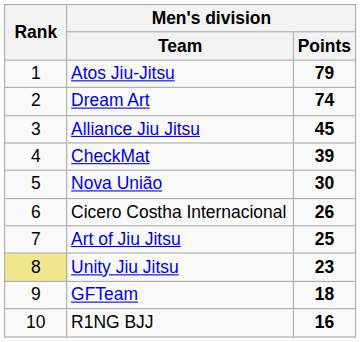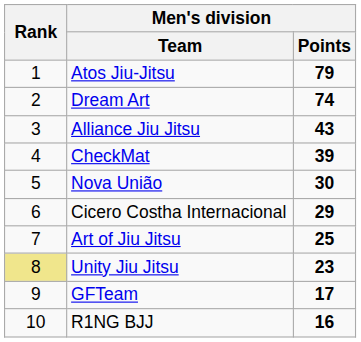(324, 128) 45 -> (324, 128) 43
(324, 211) 26 -> (324, 211) 29
(324, 294) 18 -> (324, 294) 17
